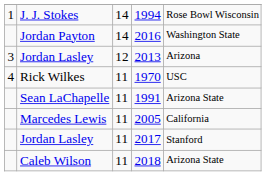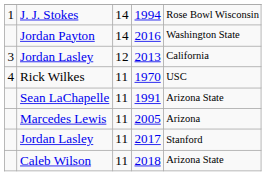(183, 56) Arizona -> (188, 56) California
(188, 118) California -> (183, 118) Arizona
